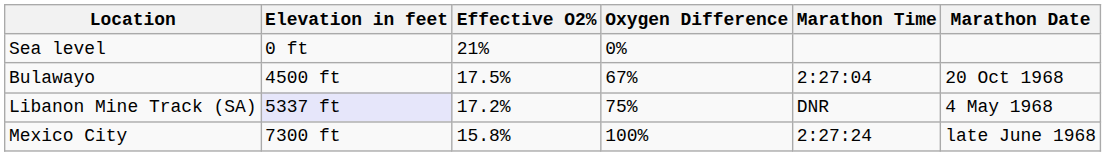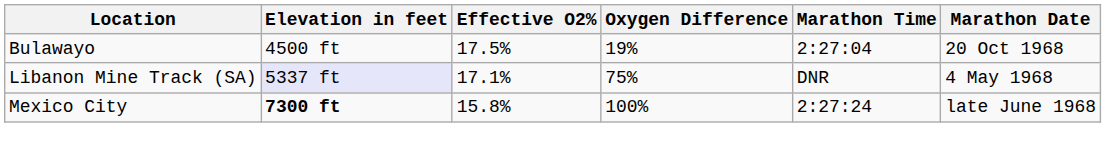- row: (57, 49)
(621, 78) 67% -> (621, 49) 19%
(484, 107) 17.2% -> (484, 78) 17.1%
(303, 136) normal -> (303, 107) bold
